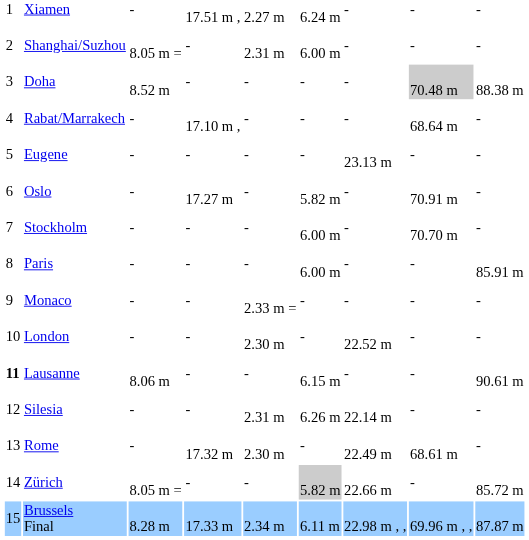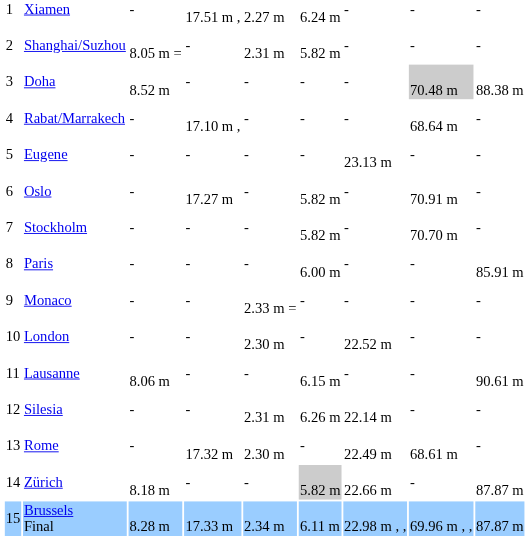(320, 53) 6.00 m -> (320, 53) 5.82 m
(320, 235) 6.00 m -> (320, 235) 5.82 m
(13, 373) bold -> (13, 373) normal
(156, 490) 8.05 m = -> (150, 490) 8.18 m
(500, 490) 85.72 m -> (500, 490) 87.87 m
